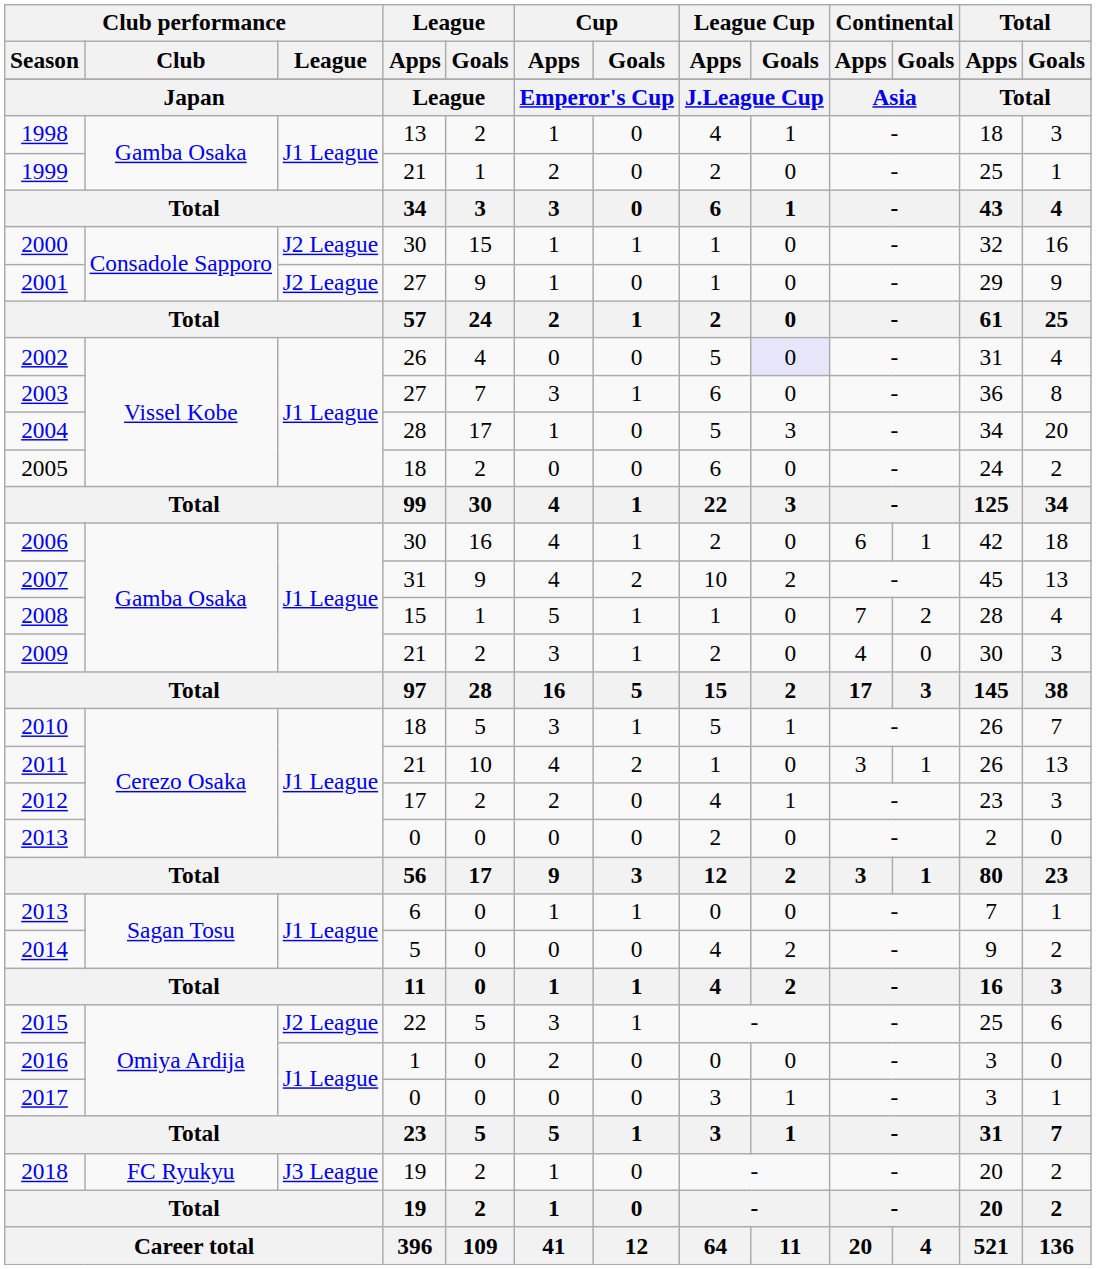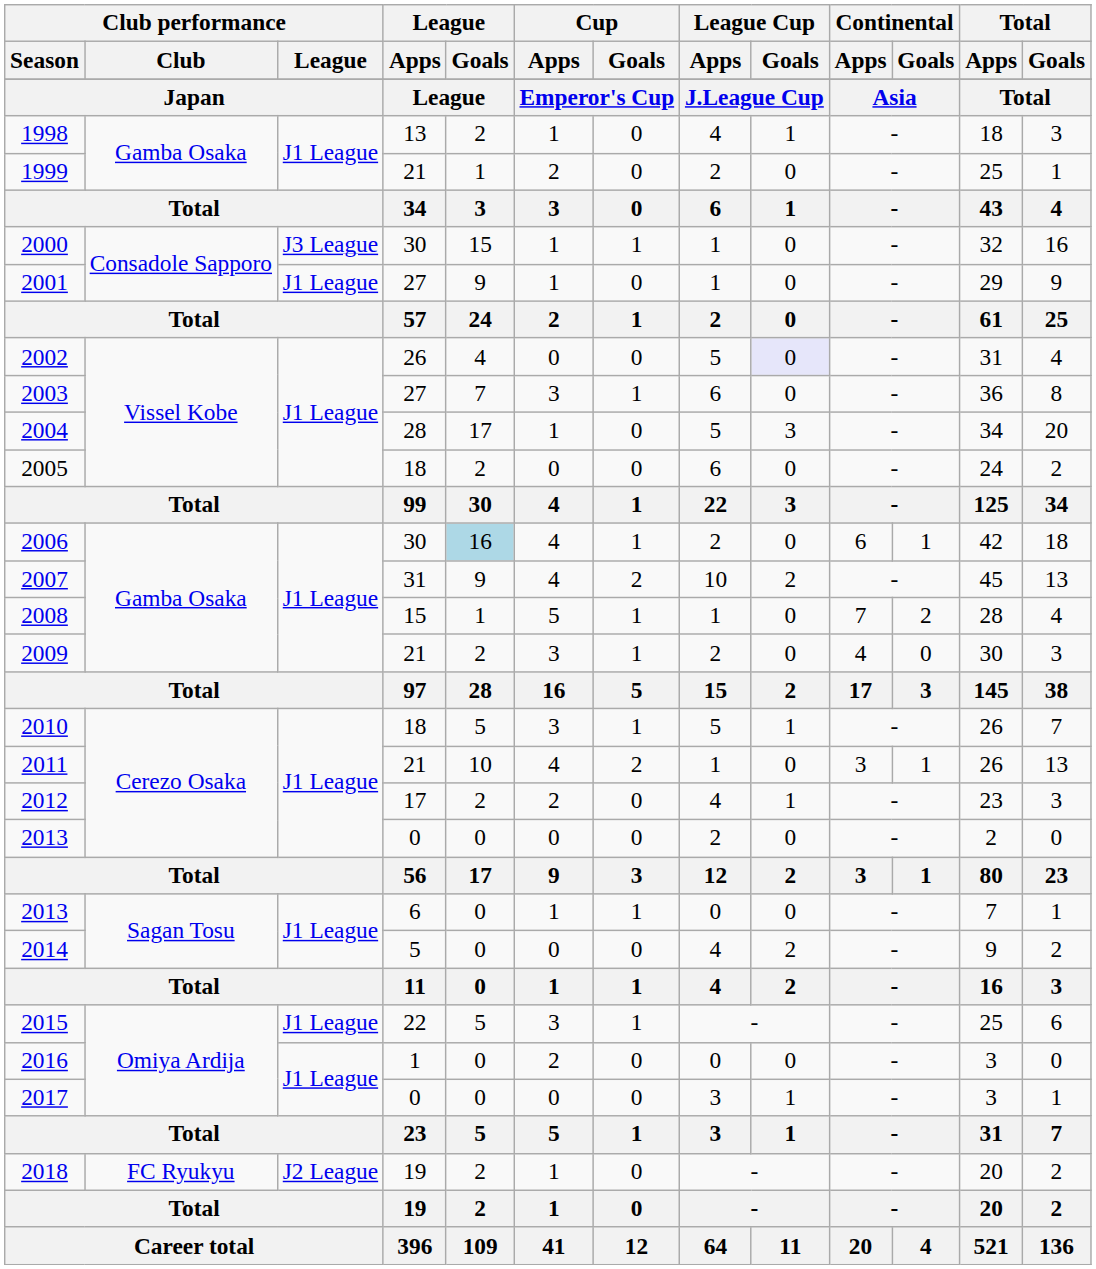(330, 245) J2 League -> (330, 245) J3 League
(330, 282) J2 League -> (330, 282) J1 League
(480, 541) no background -> (480, 541) lightblue background
(330, 1023) J2 League -> (330, 1023) J1 League
(330, 1171) J3 League -> (330, 1171) J2 League
